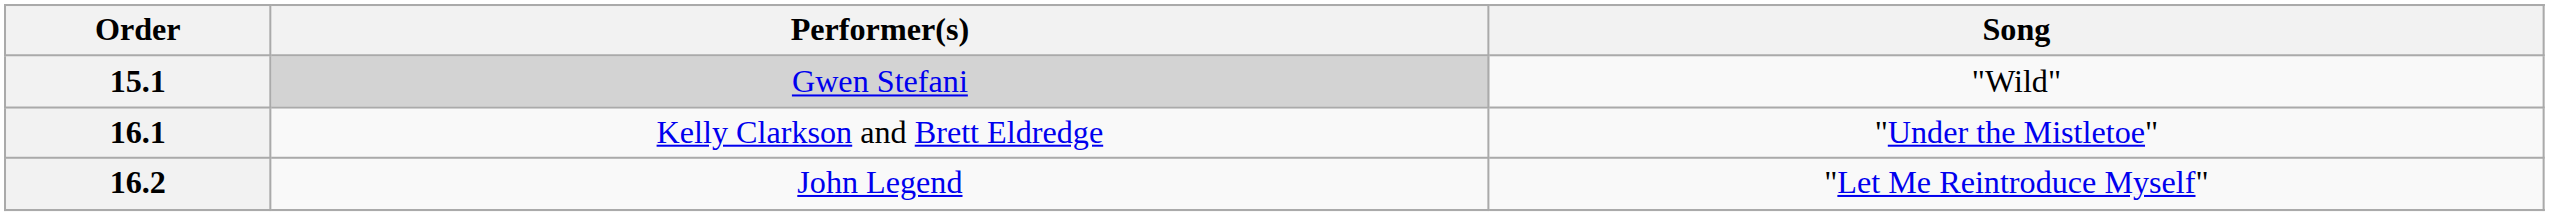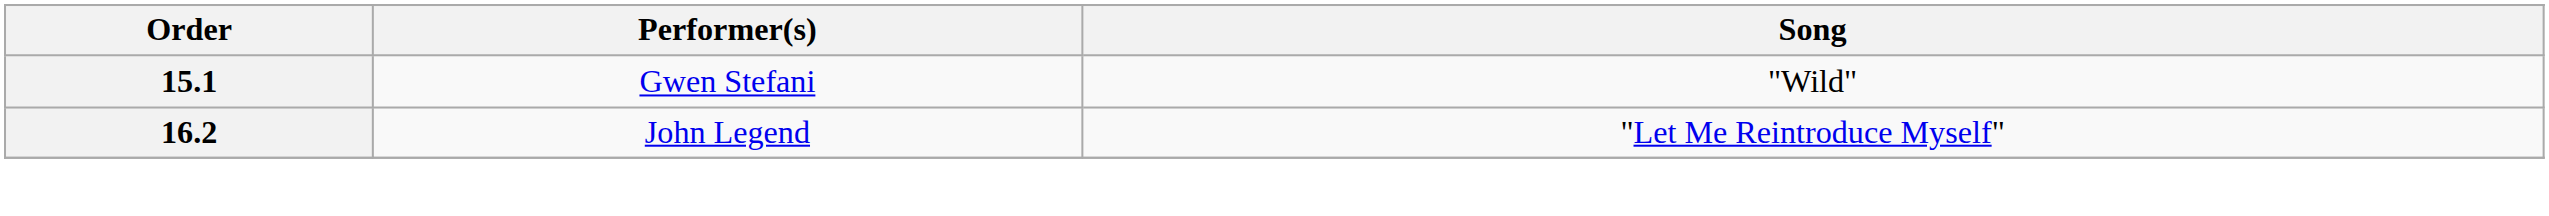(880, 81) lightgrey background -> (727, 81) no background
- row: (138, 132)
